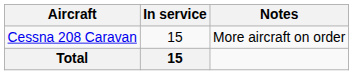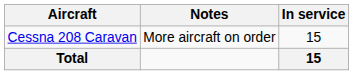columns swapped: (175, 15) <-> (279, 15)
